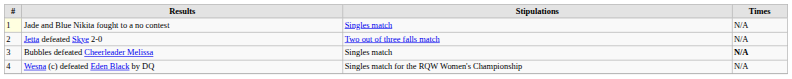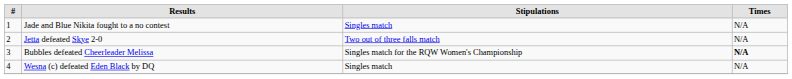(8, 24) lightyellow background -> (8, 24) no background
(368, 52) Singles match -> (433, 52) Singles match for the RQW Women's Championship
(433, 66) Singles match for the RQW Women's Championship -> (368, 66) Singles match
